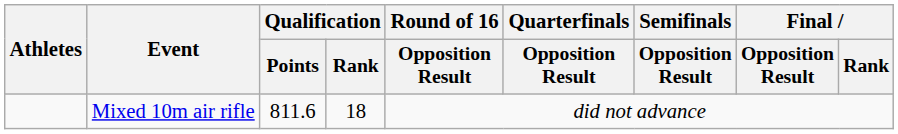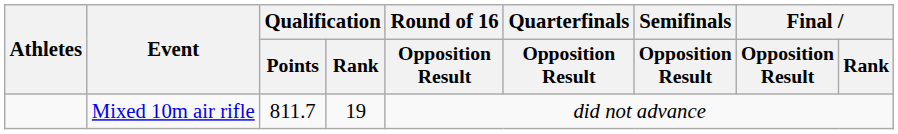(293, 111) 811.6 -> (293, 111) 811.7
(356, 111) 18 -> (356, 111) 19
